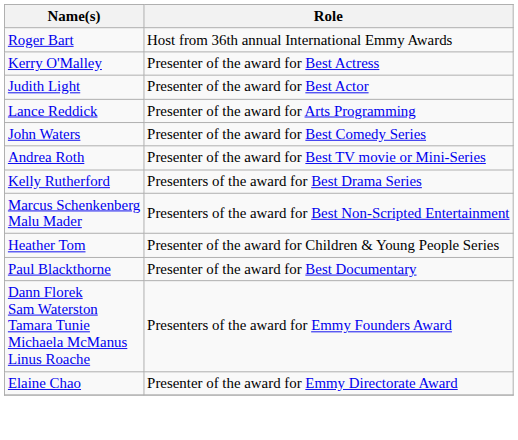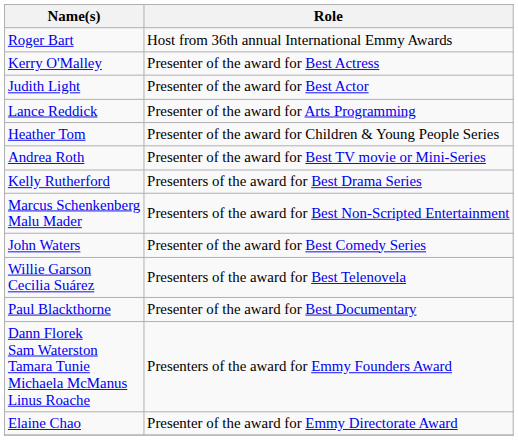rows swapped: (44, 134) <-> (47, 245)
+ row: (51, 277)
